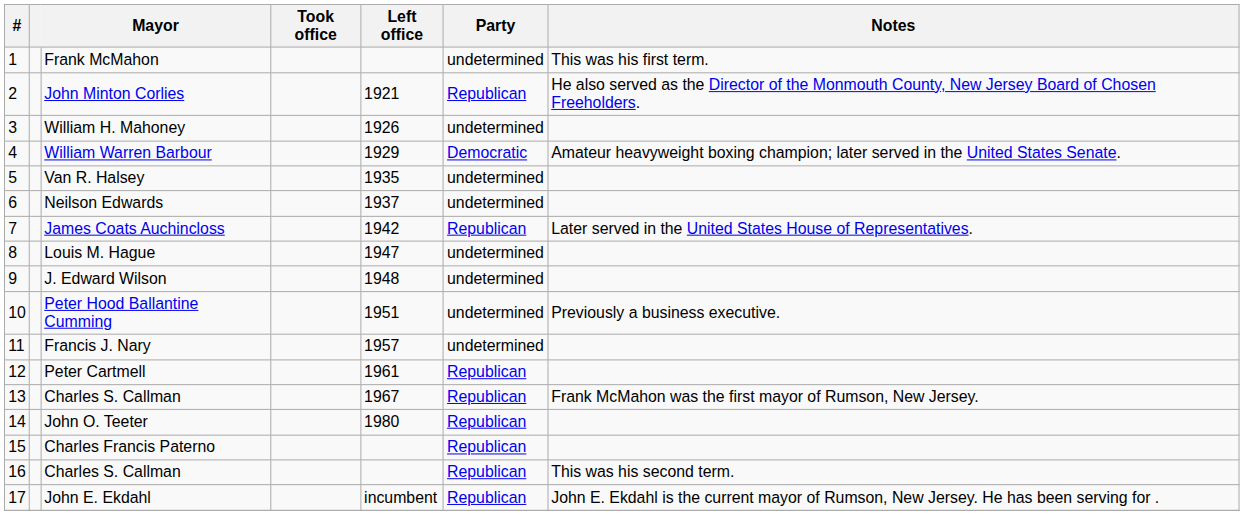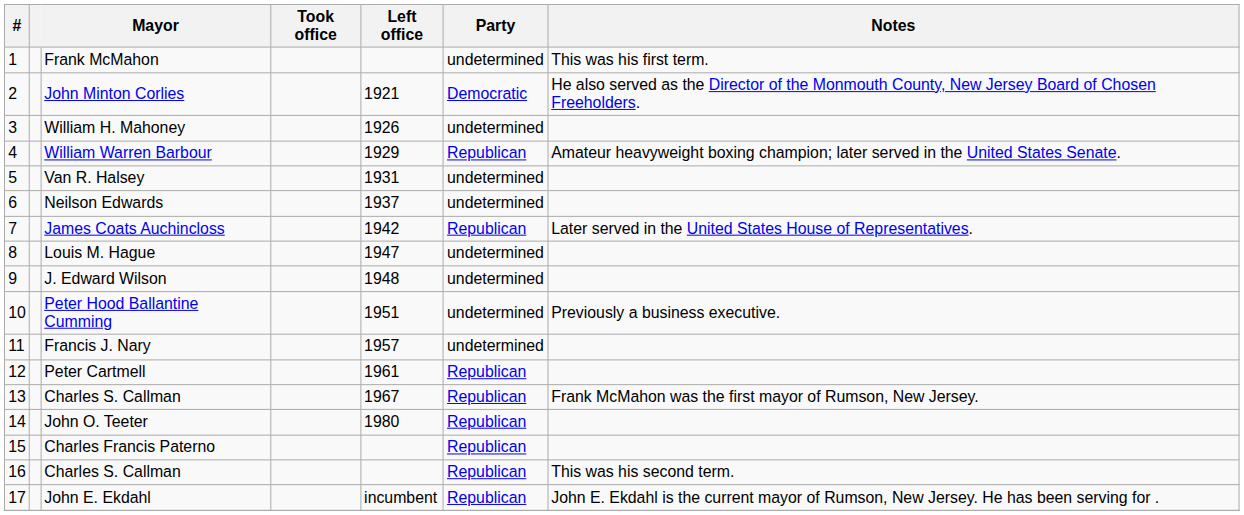(487, 94) Republican -> (487, 94) Democratic
(487, 153) Democratic -> (487, 153) Republican
(382, 178) 1935 -> (382, 178) 1931
